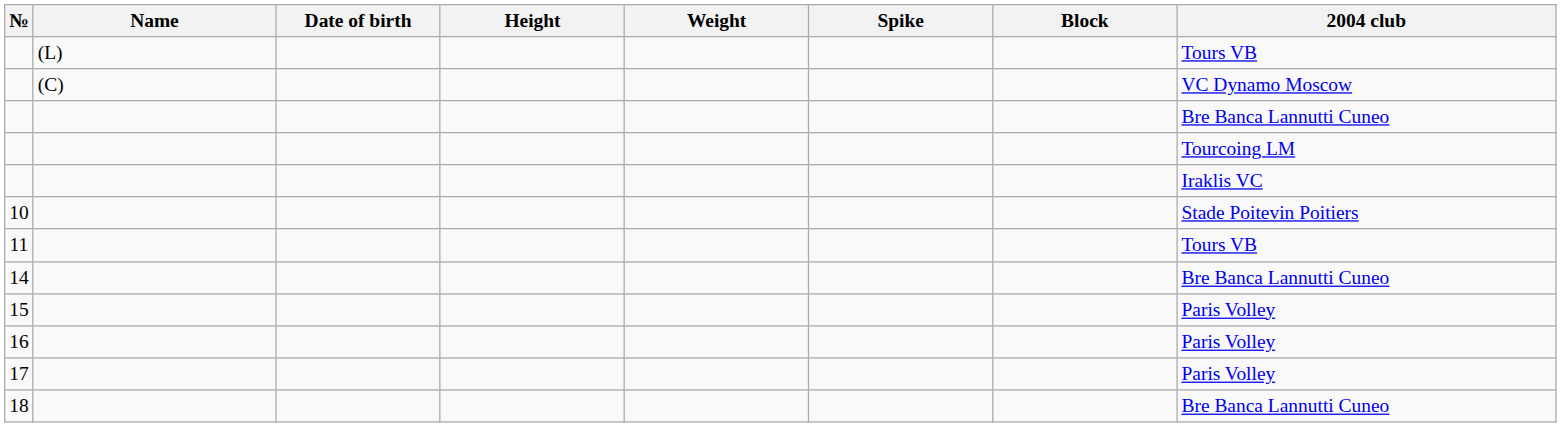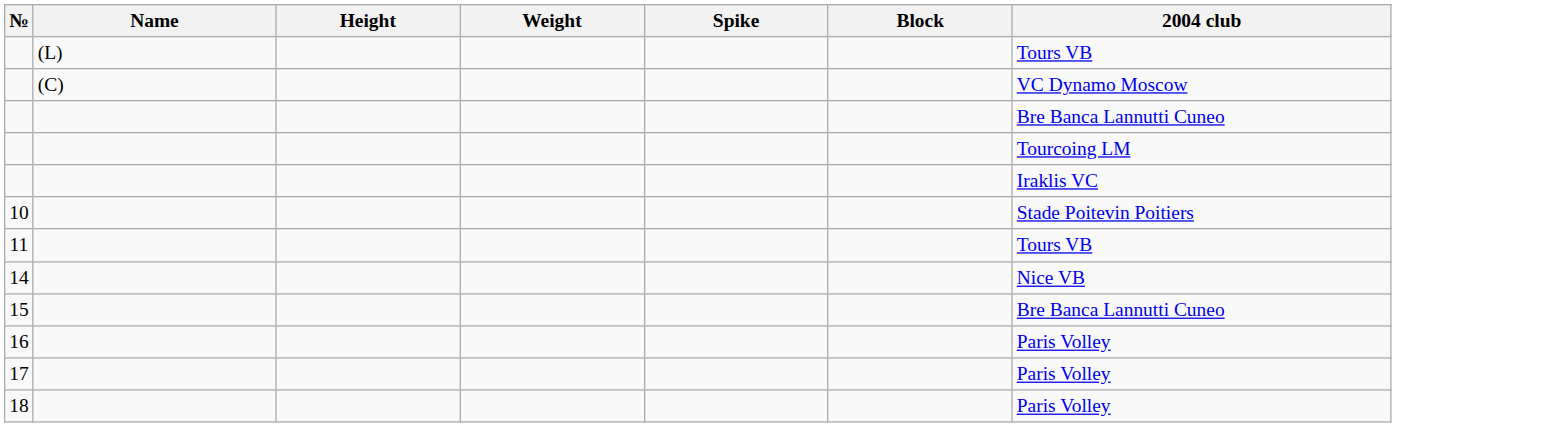- column: (358, 20)
(1285, 277) Bre Banca Lannutti Cuneo -> (1051, 277) Nice VB
(1228, 309) Paris Volley -> (1121, 309) Bre Banca Lannutti Cuneo
(1285, 405) Bre Banca Lannutti Cuneo -> (1064, 405) Paris Volley
